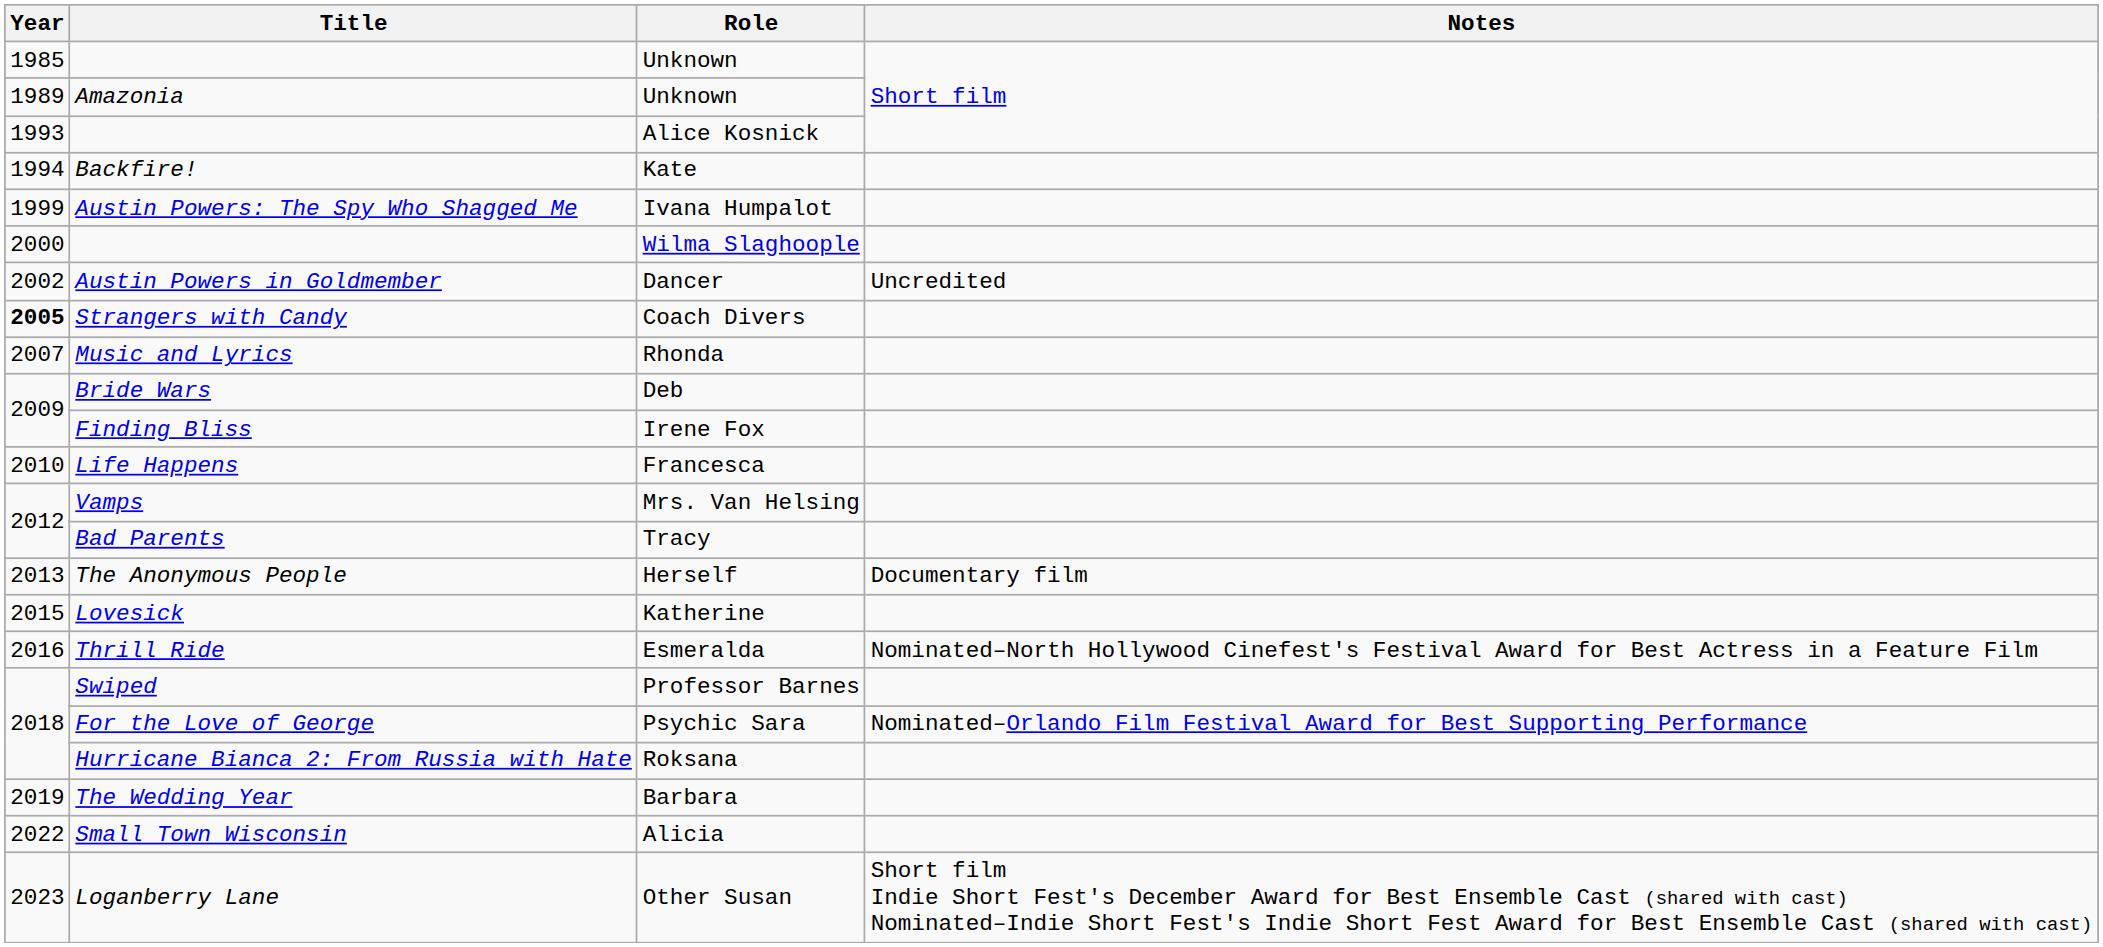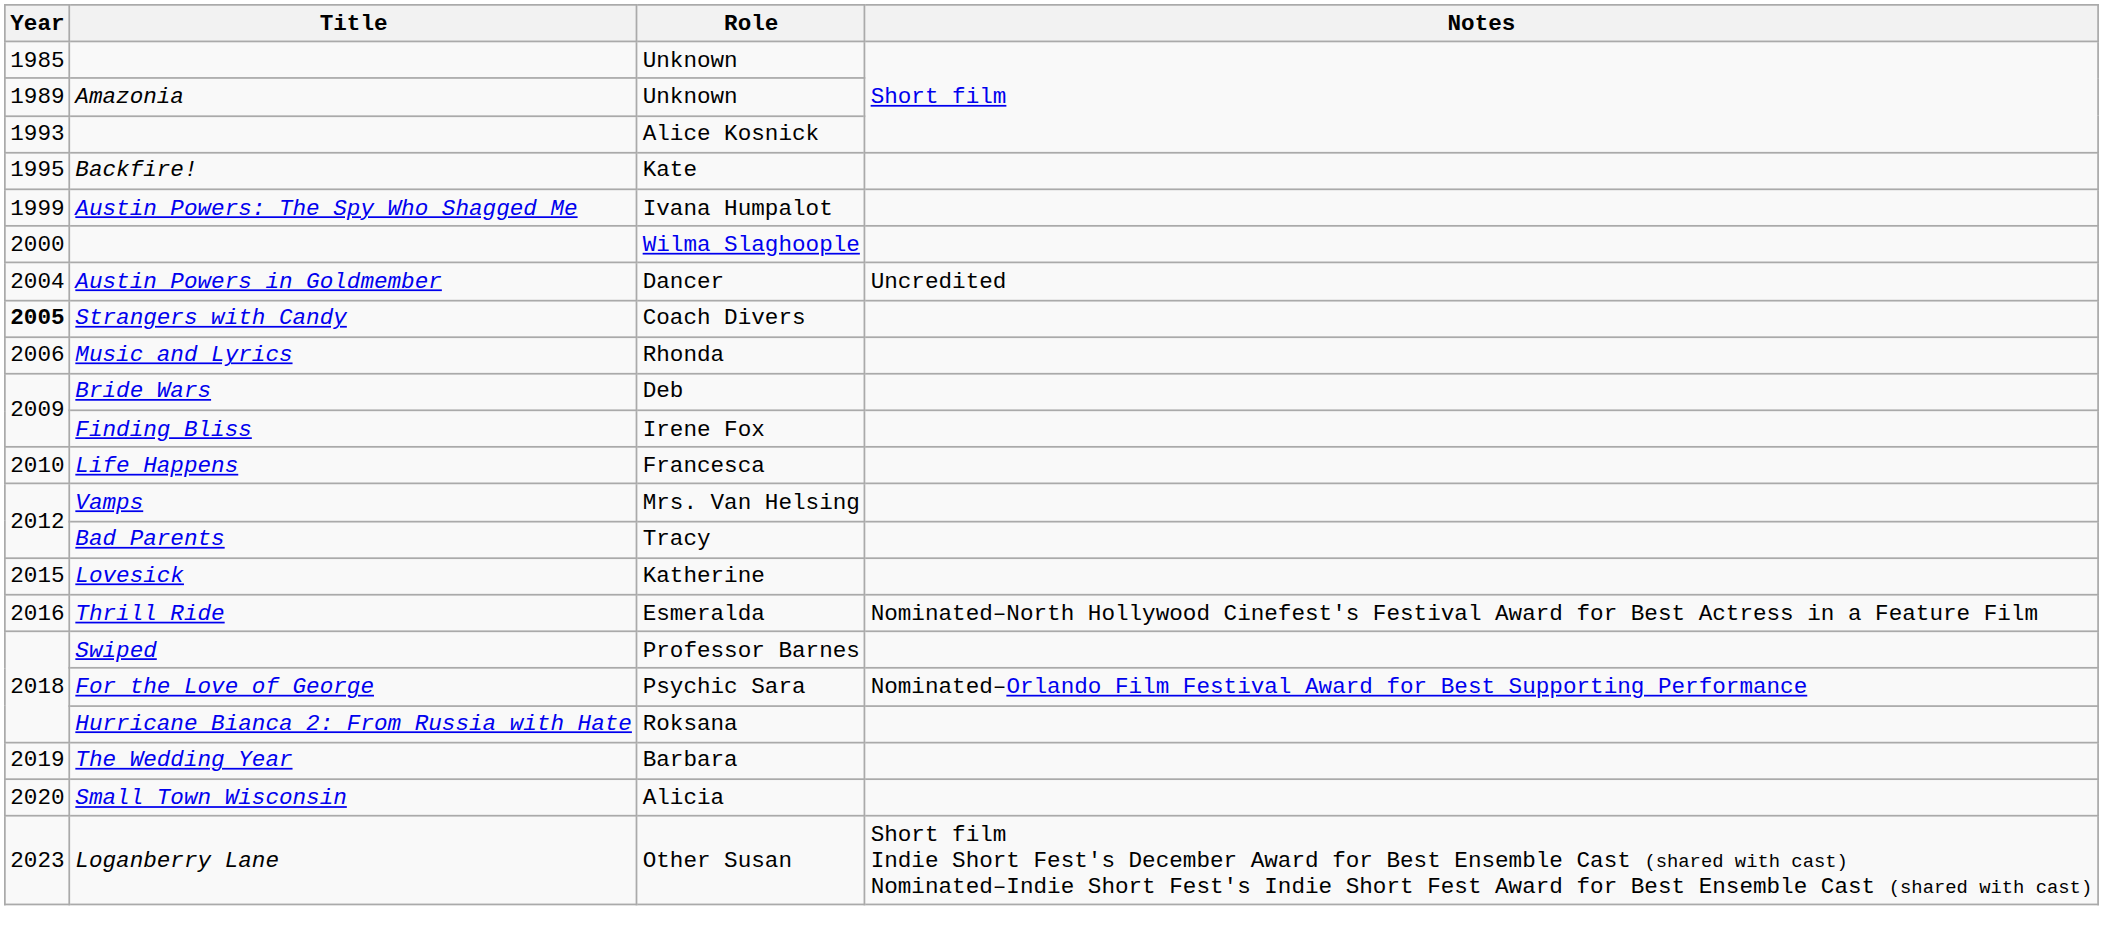(37, 171) 1994 -> (37, 171) 1995
(37, 281) 2002 -> (37, 281) 2004
(37, 355) 2007 -> (37, 355) 2006
- row: (211, 576)
(37, 834) 2022 -> (37, 797) 2020
